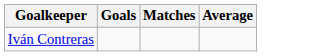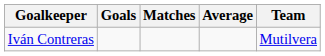+ column: (288, 16)
